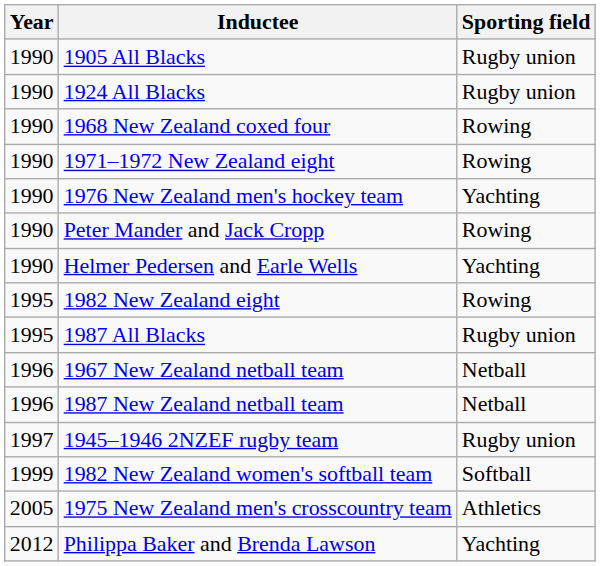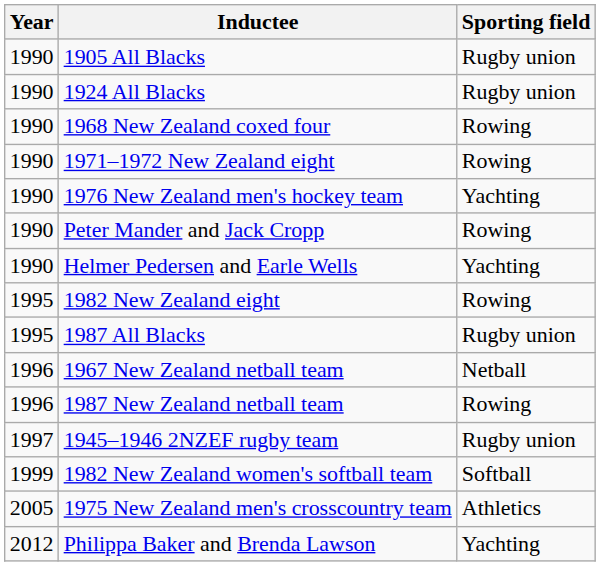(494, 404) Netball -> (497, 404) Rowing
